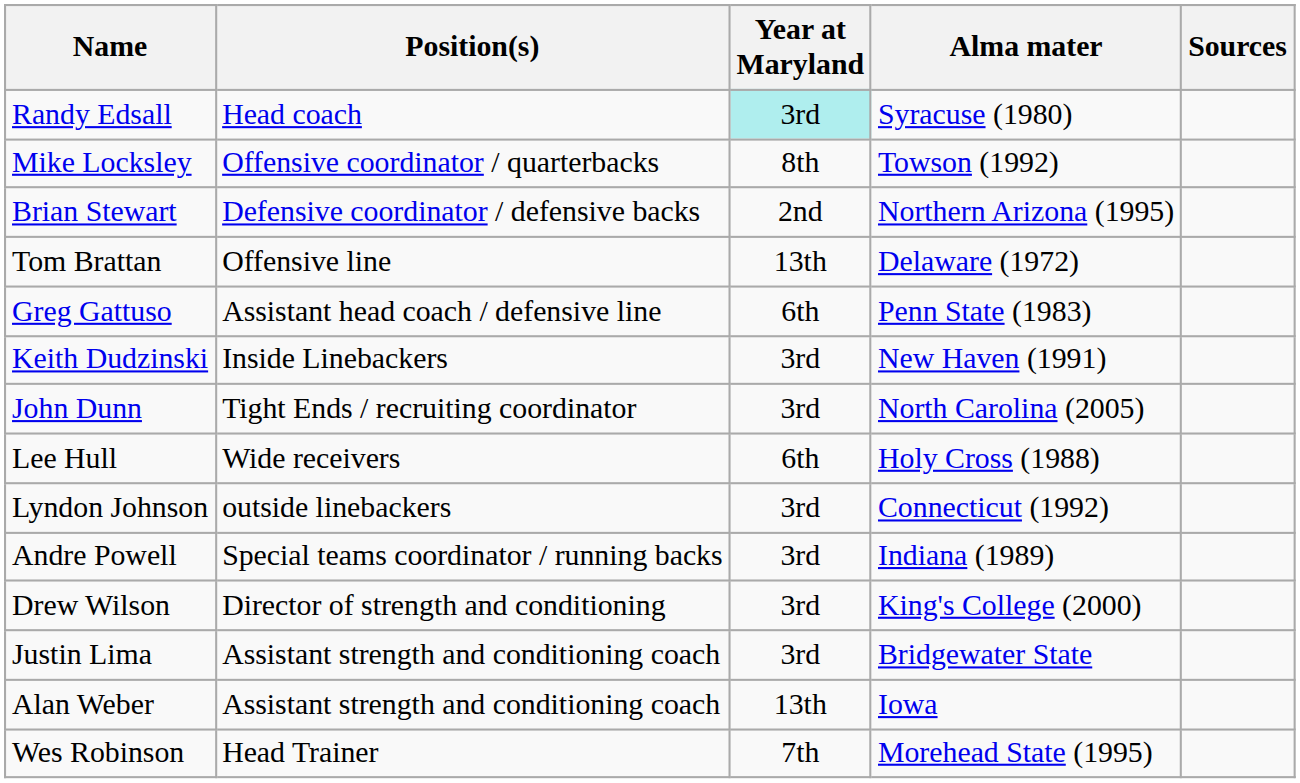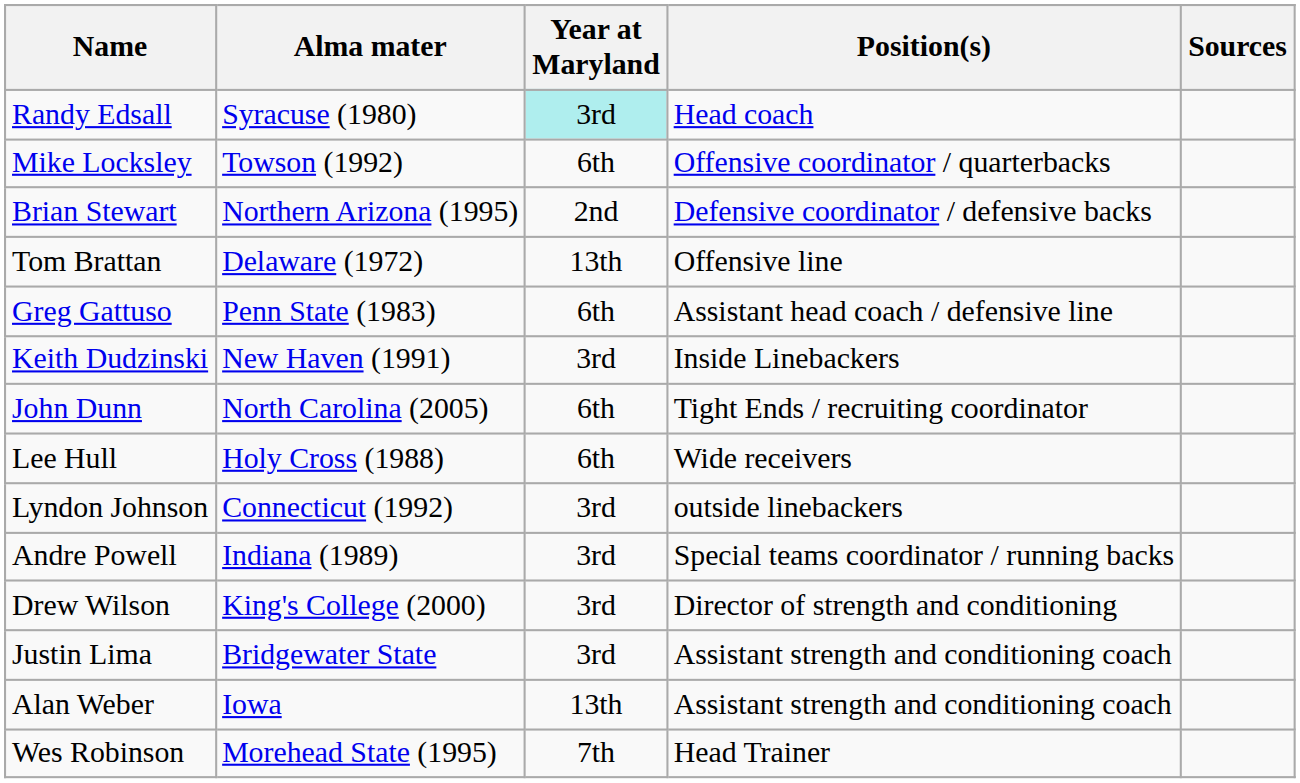columns swapped: (472, 47) <-> (1026, 47)
(800, 162) 8th -> (596, 162) 6th
(800, 408) 3rd -> (596, 408) 6th
